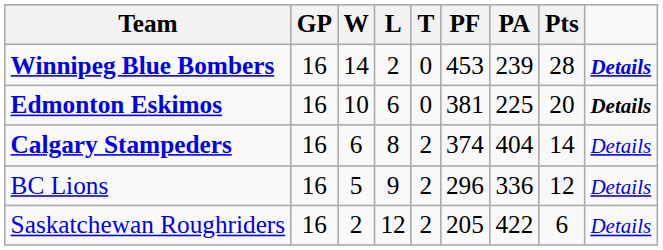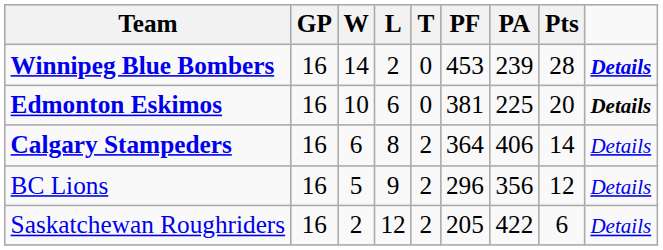(465, 144) 374 -> (465, 144) 364
(514, 144) 404 -> (514, 144) 406
(514, 184) 336 -> (514, 184) 356
